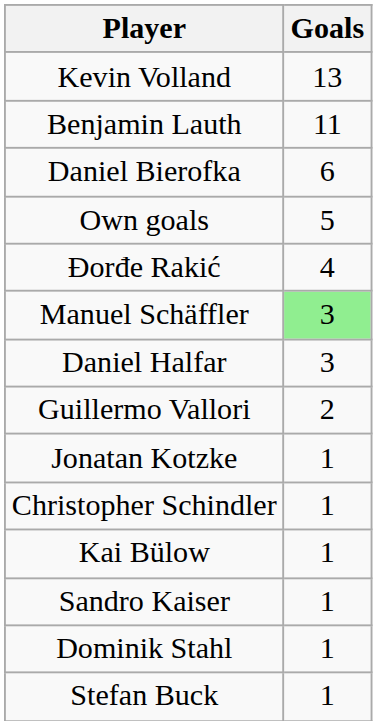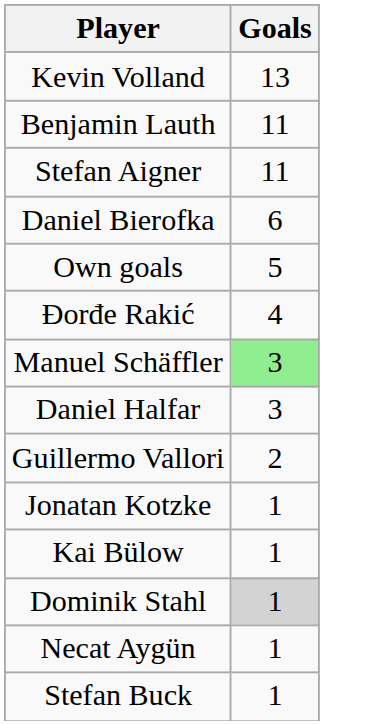+ row: (118, 171)
- row: (144, 505)
- row: (144, 600)
(327, 648) no background -> (275, 600) lightgrey background
+ row: (118, 648)
